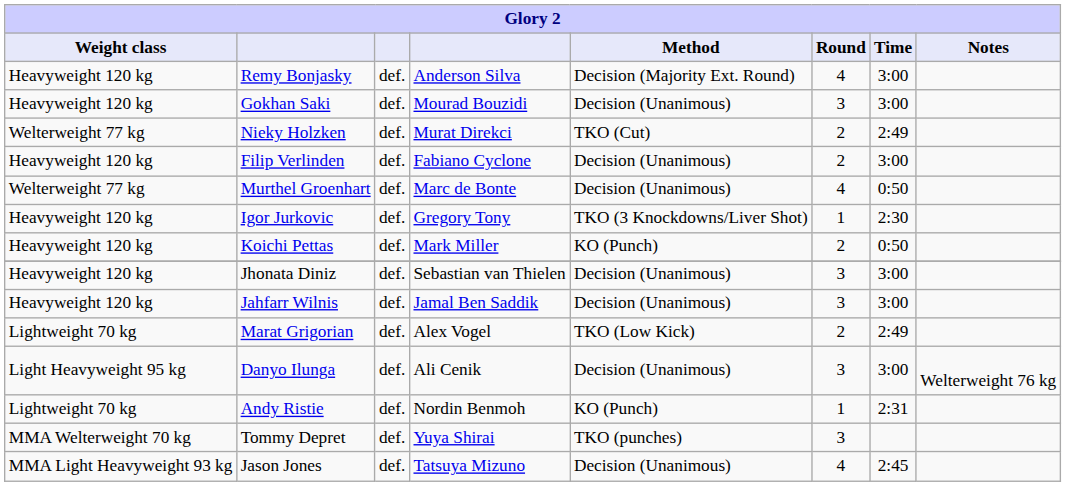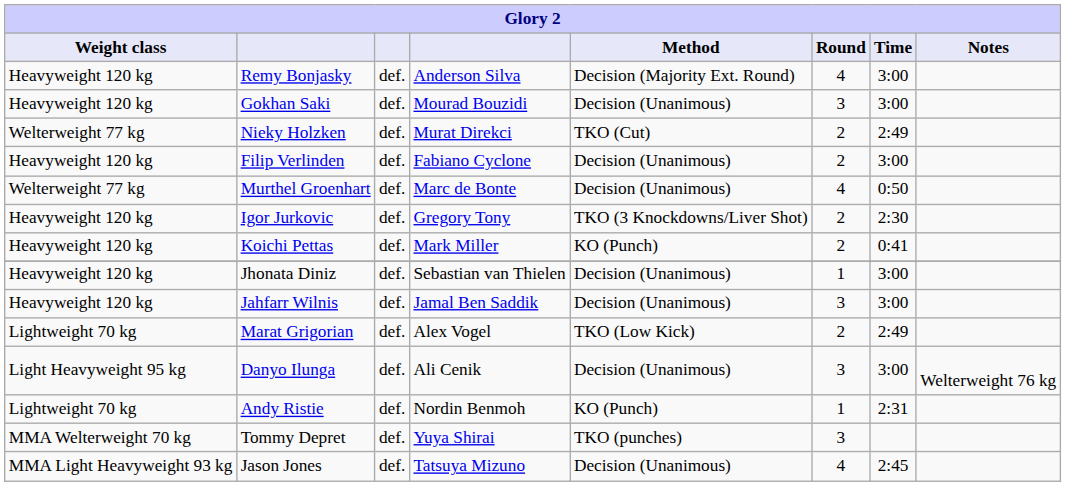(841, 217) 1 -> (841, 217) 2
(893, 246) 0:50 -> (893, 246) 0:41
(841, 274) 3 -> (841, 274) 1
